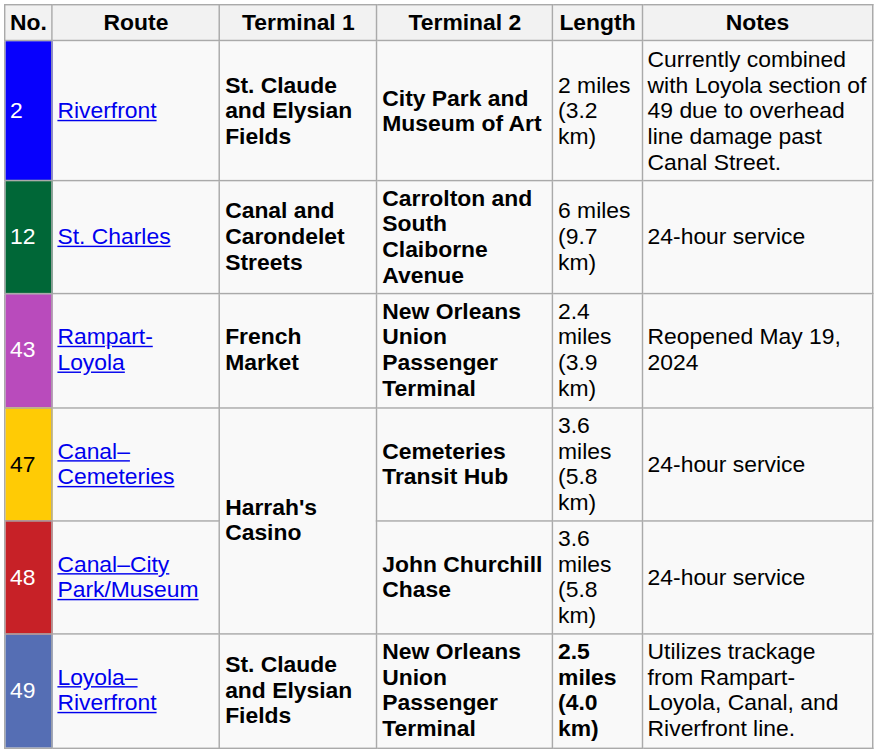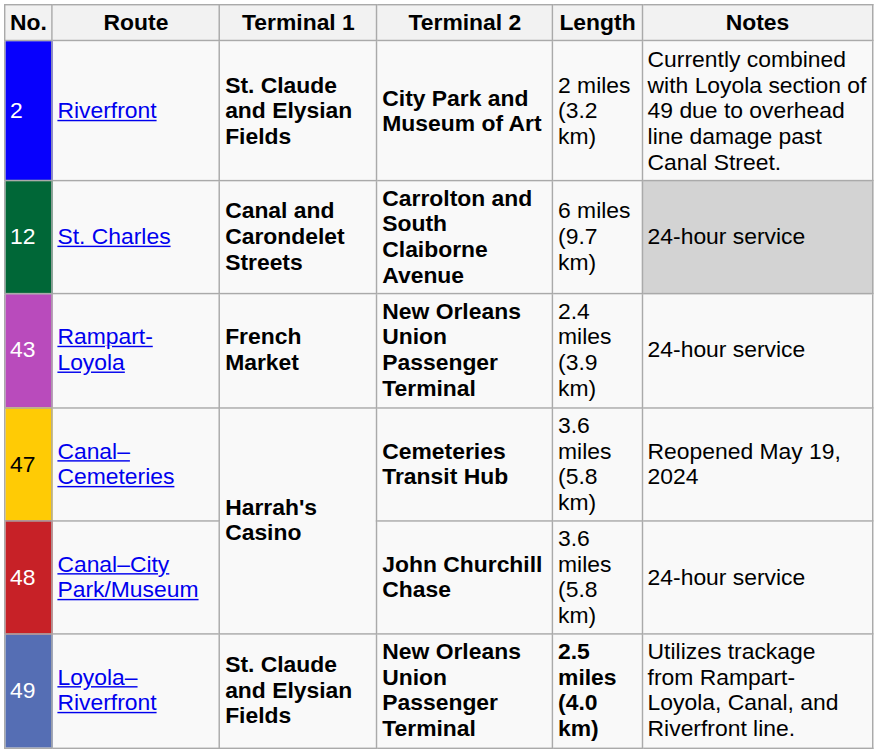(726, 236) no background -> (726, 236) lightgrey background
(744, 350) Reopened May 19, 2024 -> (726, 350) 24-hour service
(726, 463) 24-hour service -> (744, 463) Reopened May 19, 2024
